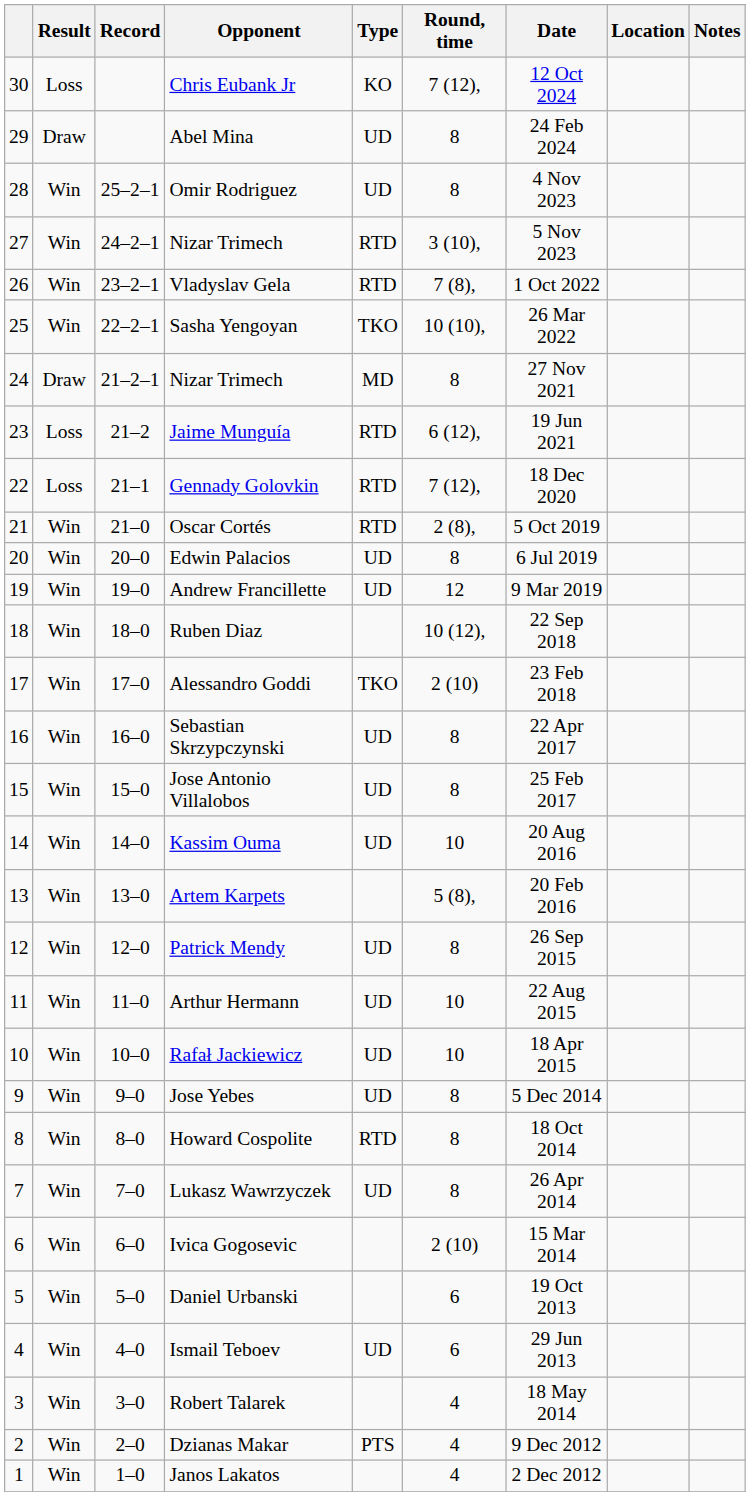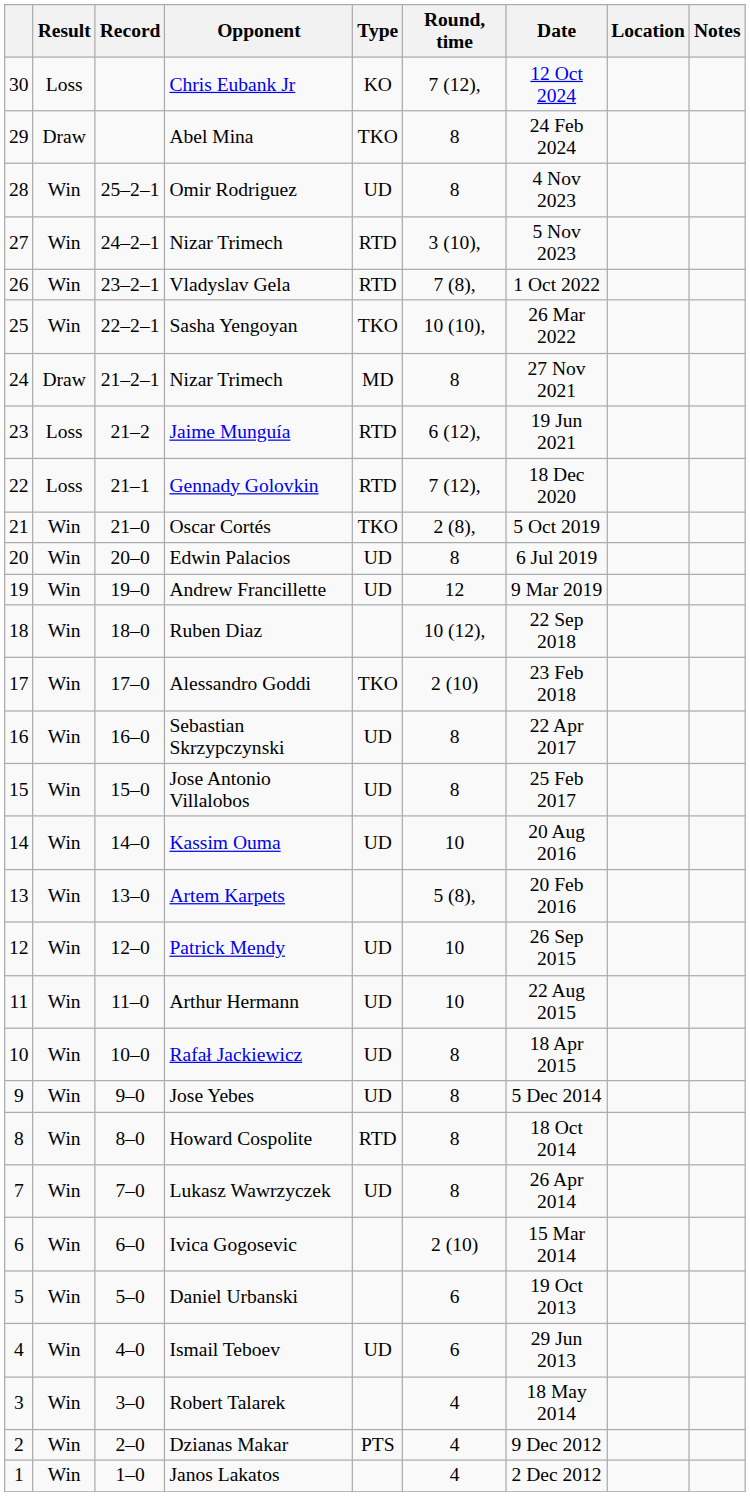(378, 136) UD -> (378, 136) TKO
(378, 527) RTD -> (378, 527) TKO
(455, 948) 8 -> (455, 948) 10
(455, 1054) 10 -> (455, 1054) 8
